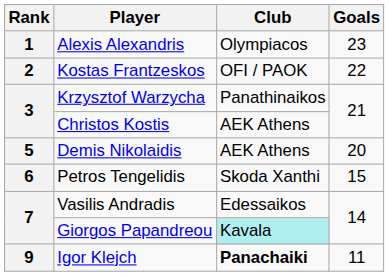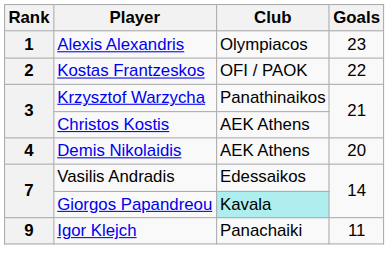(29, 151) 5 -> (29, 151) 4
- row: (121, 177)
(264, 257) bold -> (261, 230) normal
